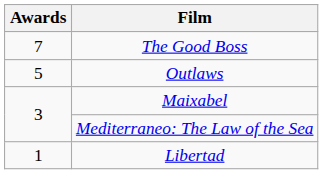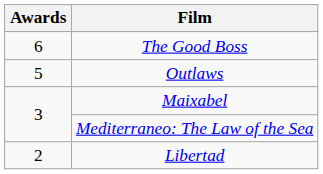(38, 45) 7 -> (38, 45) 6
(38, 155) 1 -> (38, 155) 2
